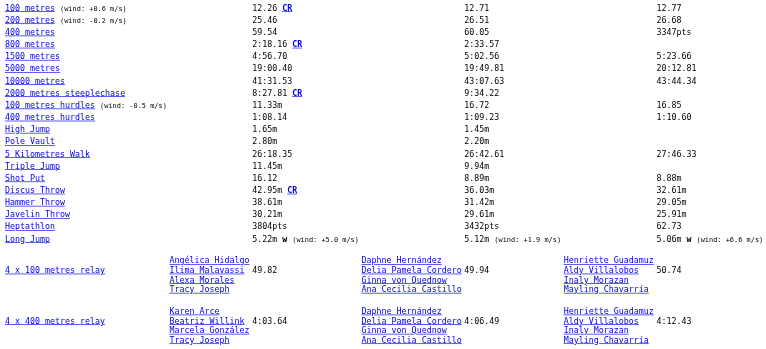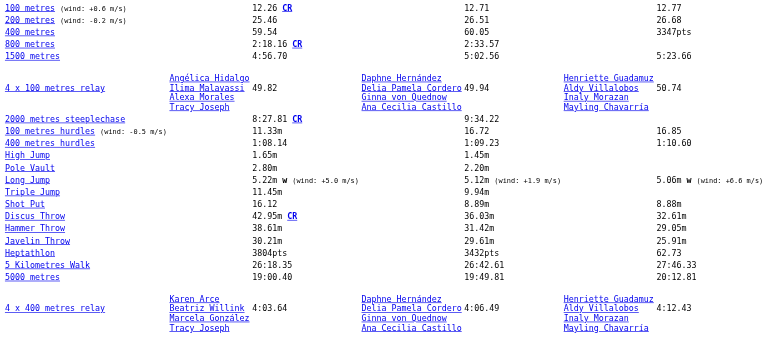rows swapped: (32, 69) <-> (55, 270)
- row: (35, 81)
rows swapped: (27, 239) <-> (48, 154)
